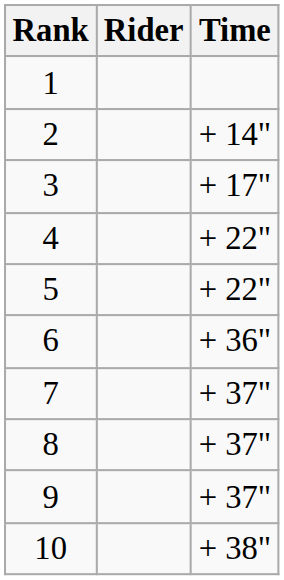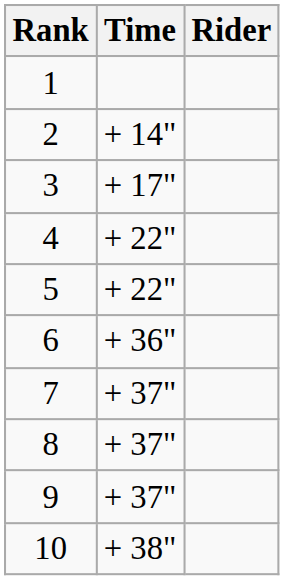columns swapped: (144, 30) <-> (235, 30)
